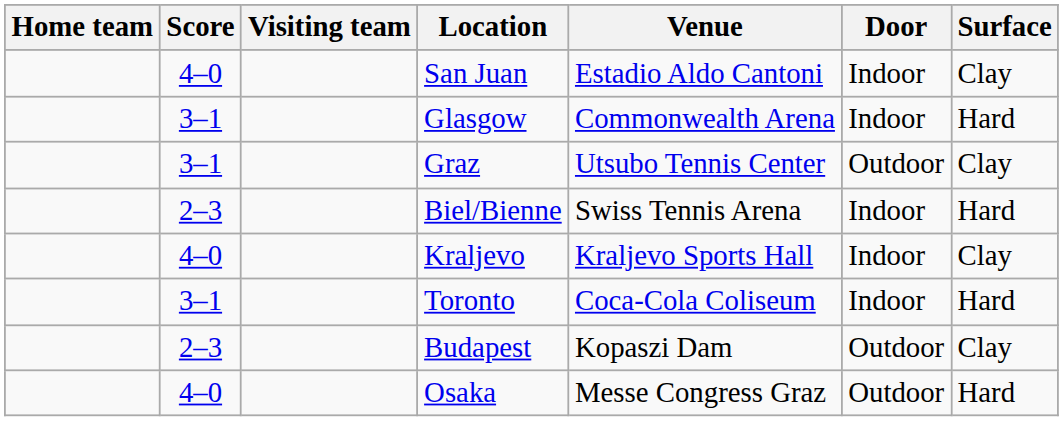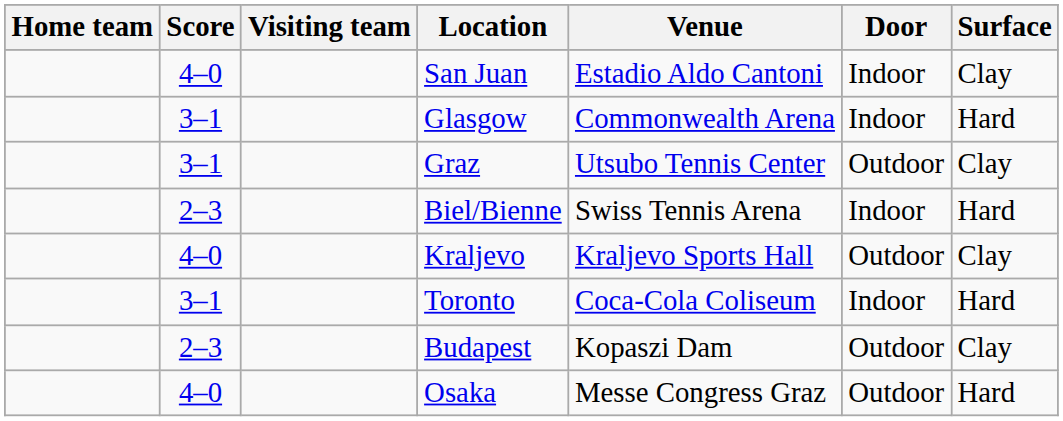(887, 255) Indoor -> (896, 255) Outdoor
